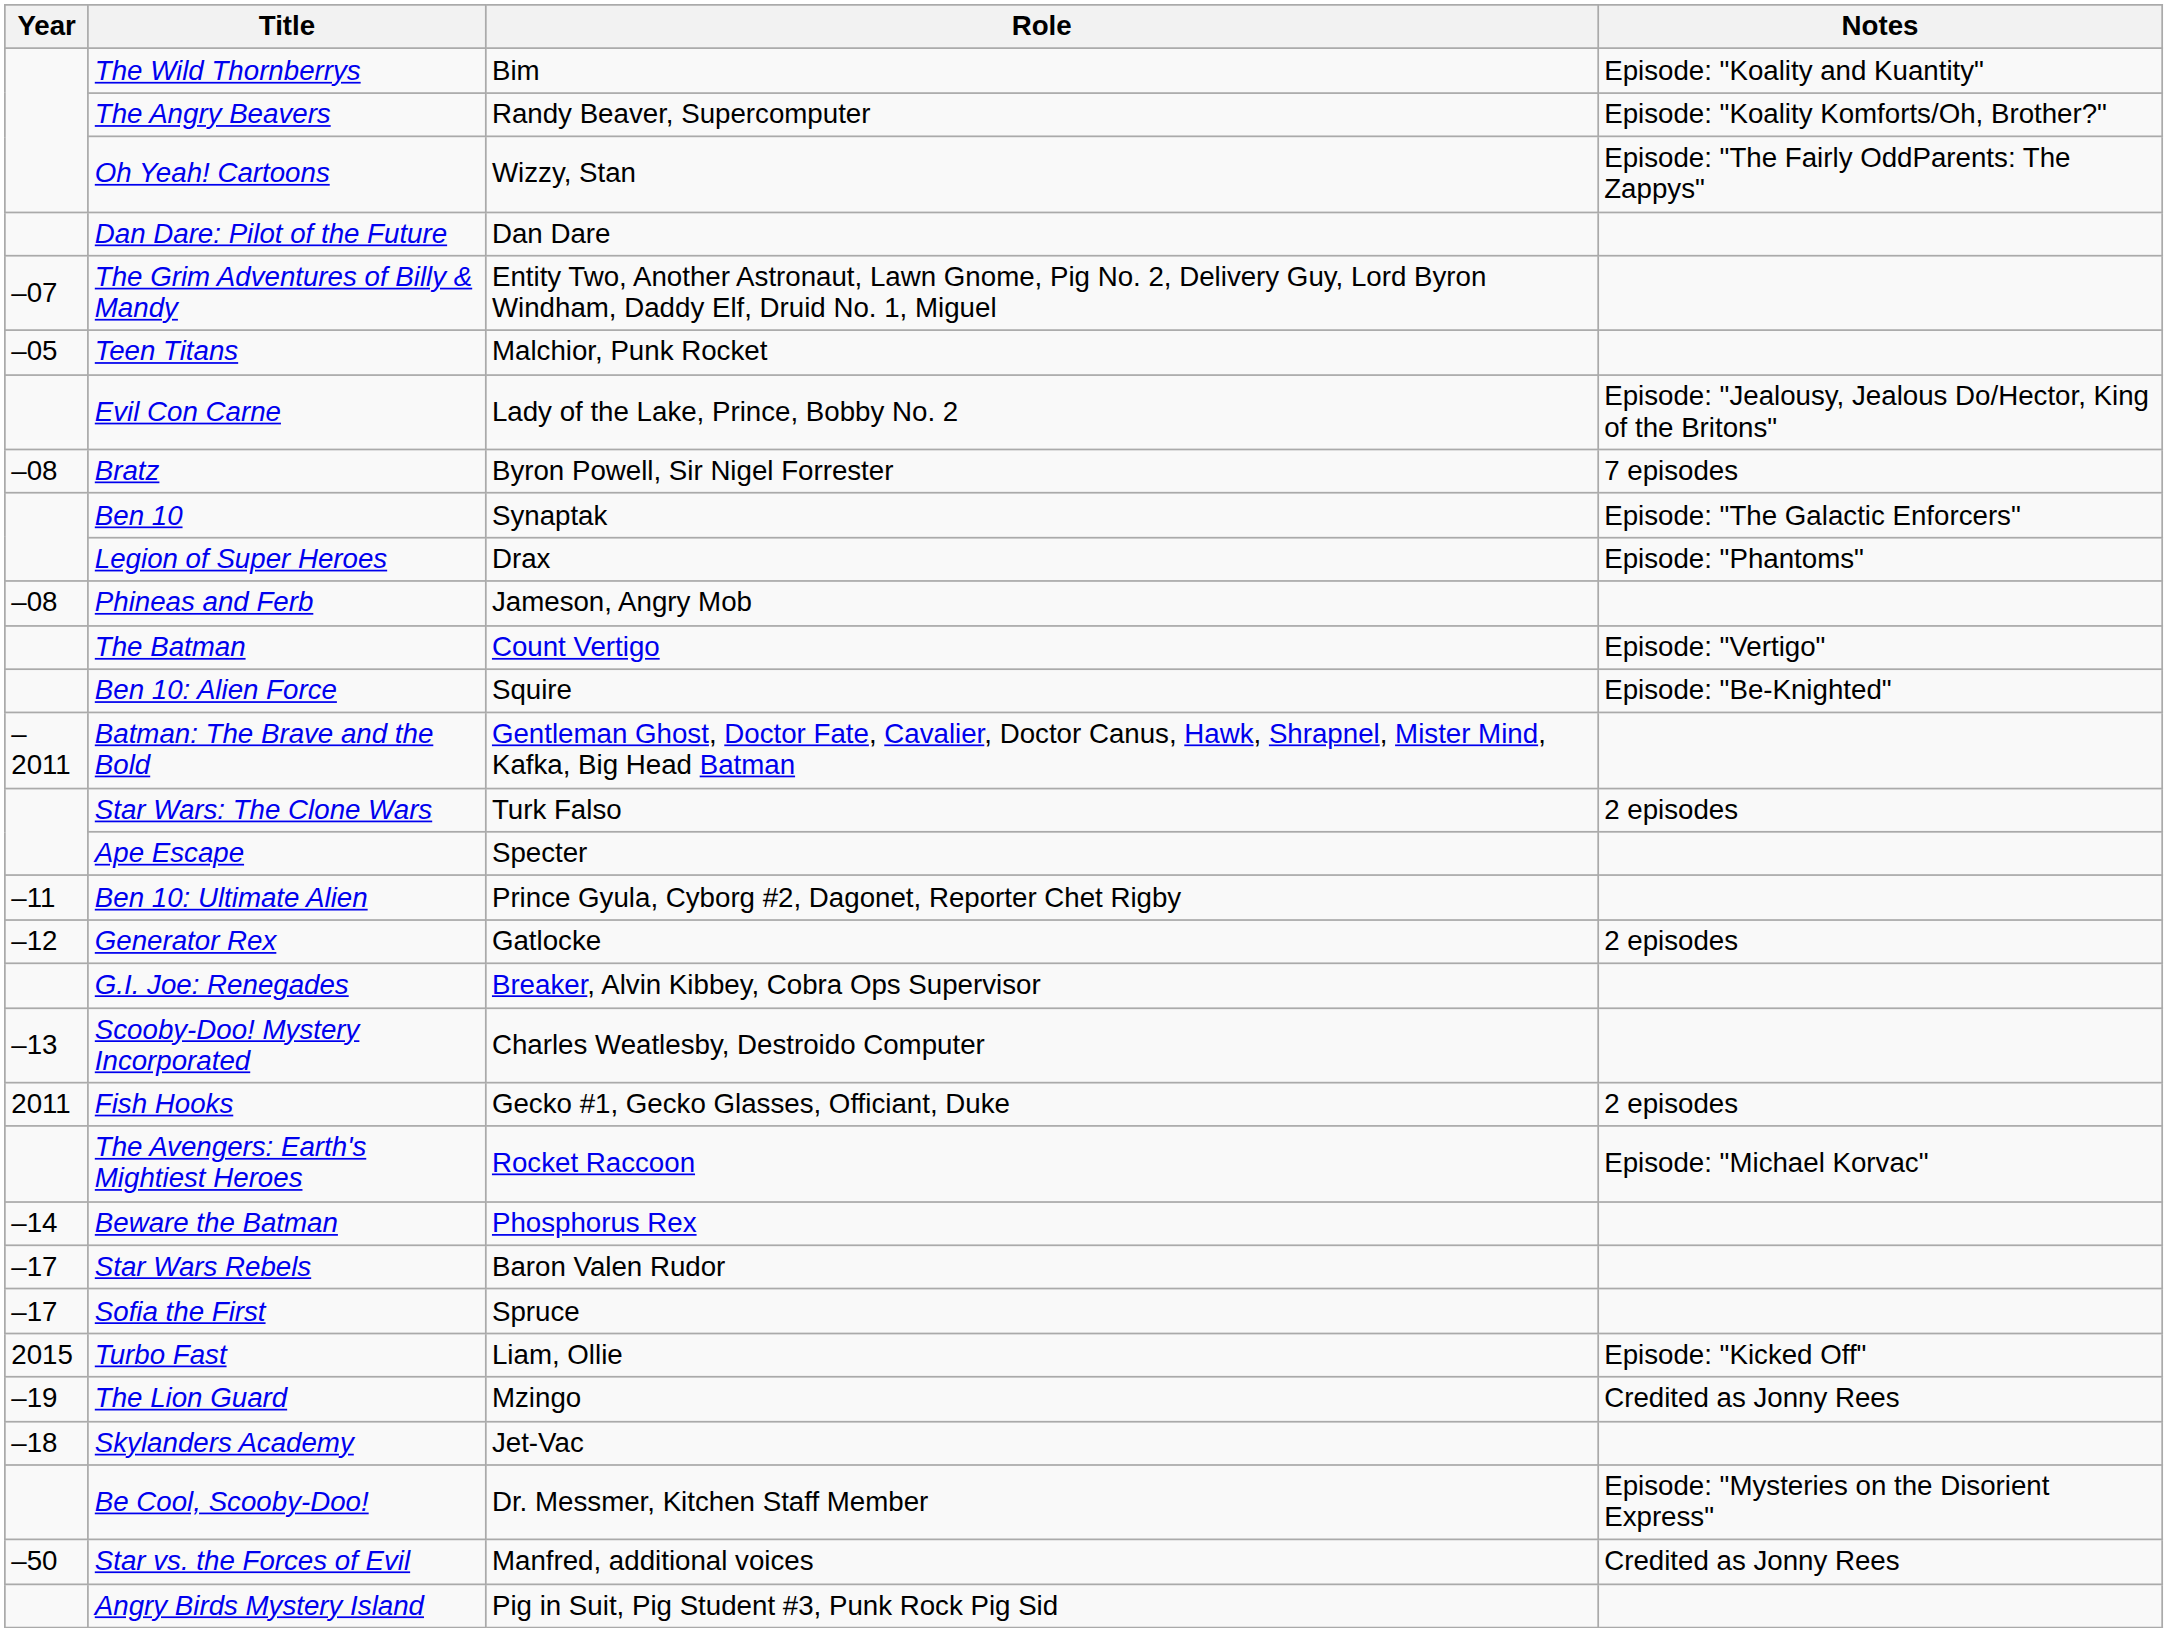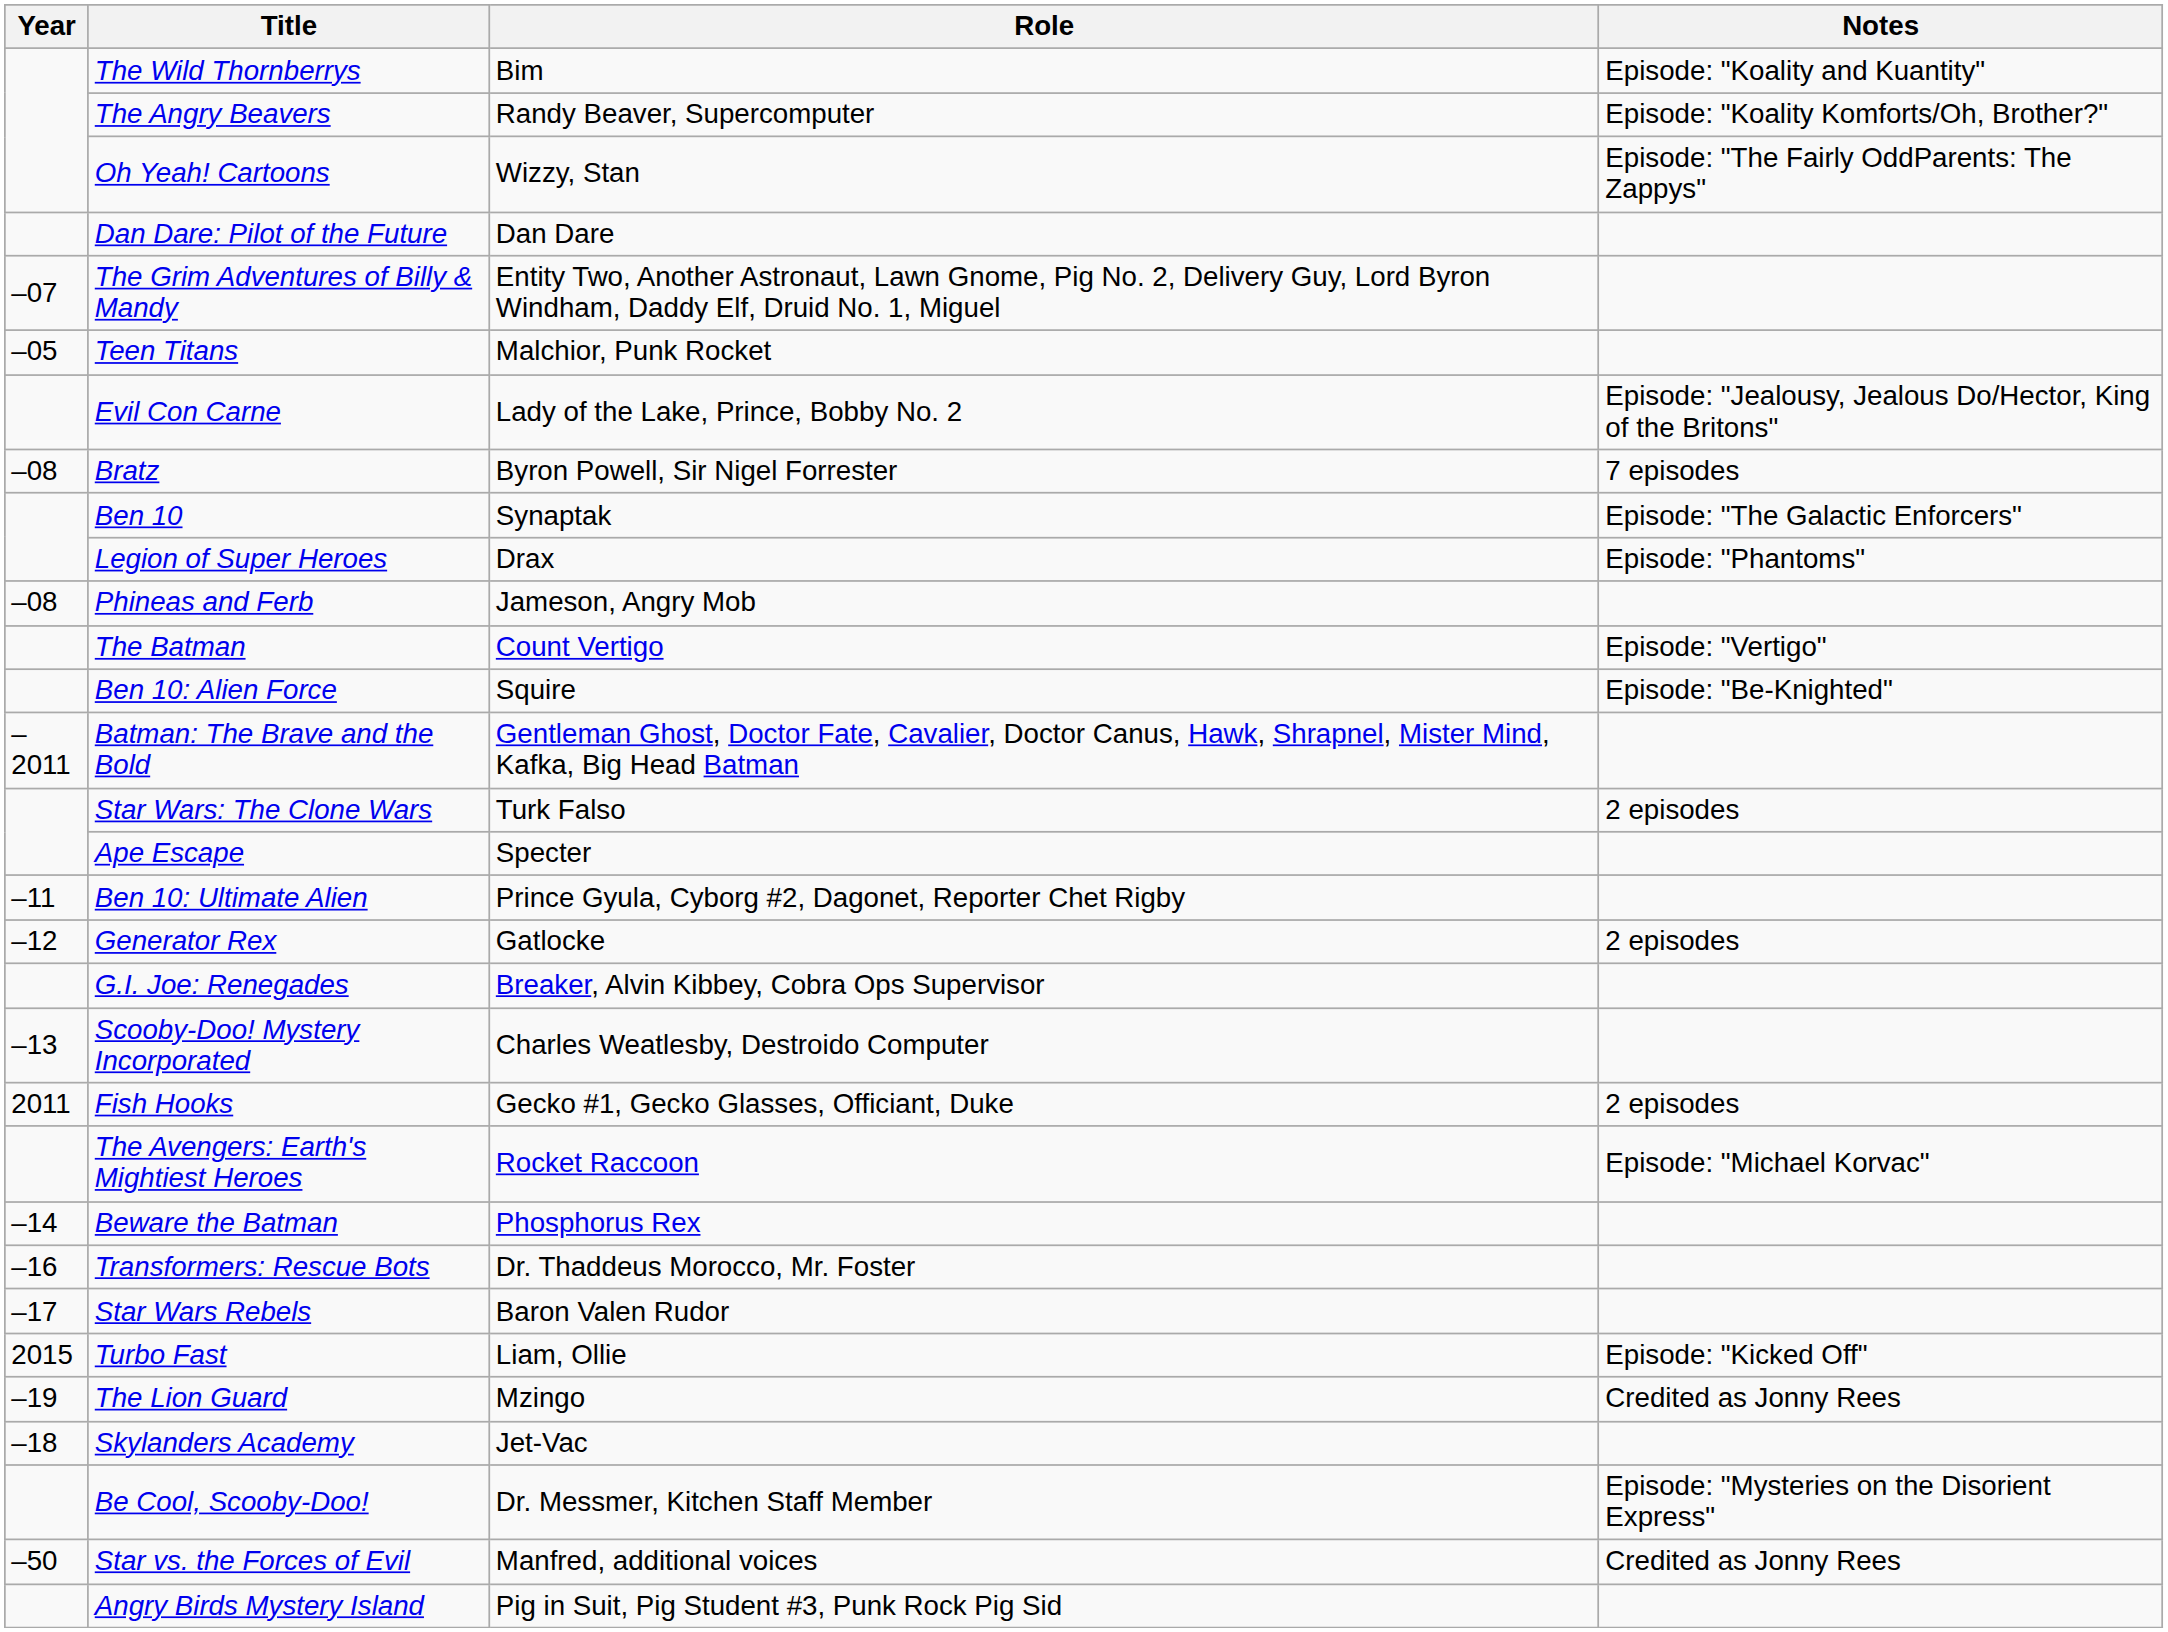+ row: (262, 1266)
- row: (180, 1310)
